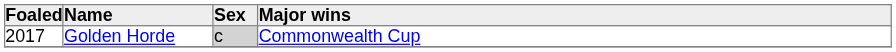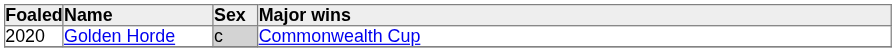(25, 36) 2017 -> (25, 36) 2020
